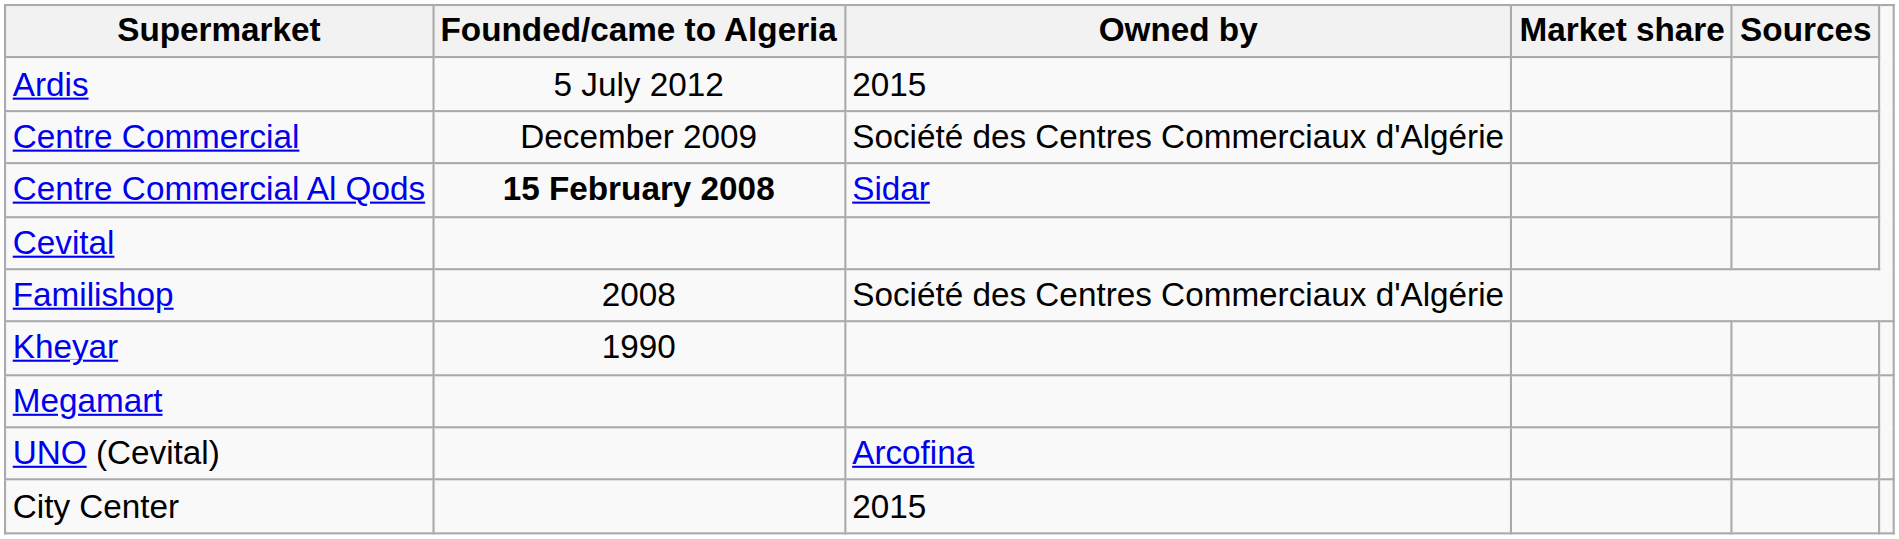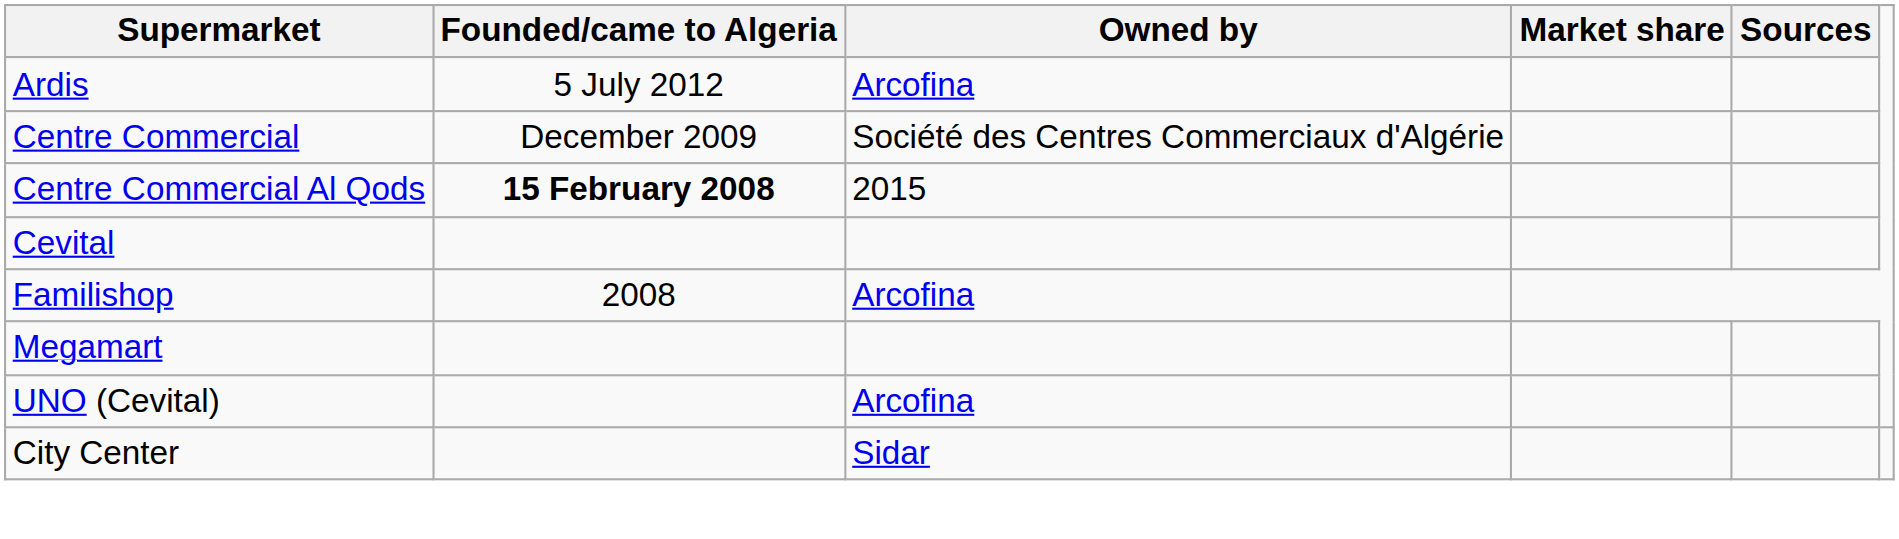(889, 83) 2015 -> (913, 83) Arcofina
(891, 189) Sidar -> (889, 189) 2015
(1178, 294) Société des Centres Commerciaux d'Algérie -> (913, 294) Arcofina
- row: (65, 347)
(889, 505) 2015 -> (891, 453) Sidar
